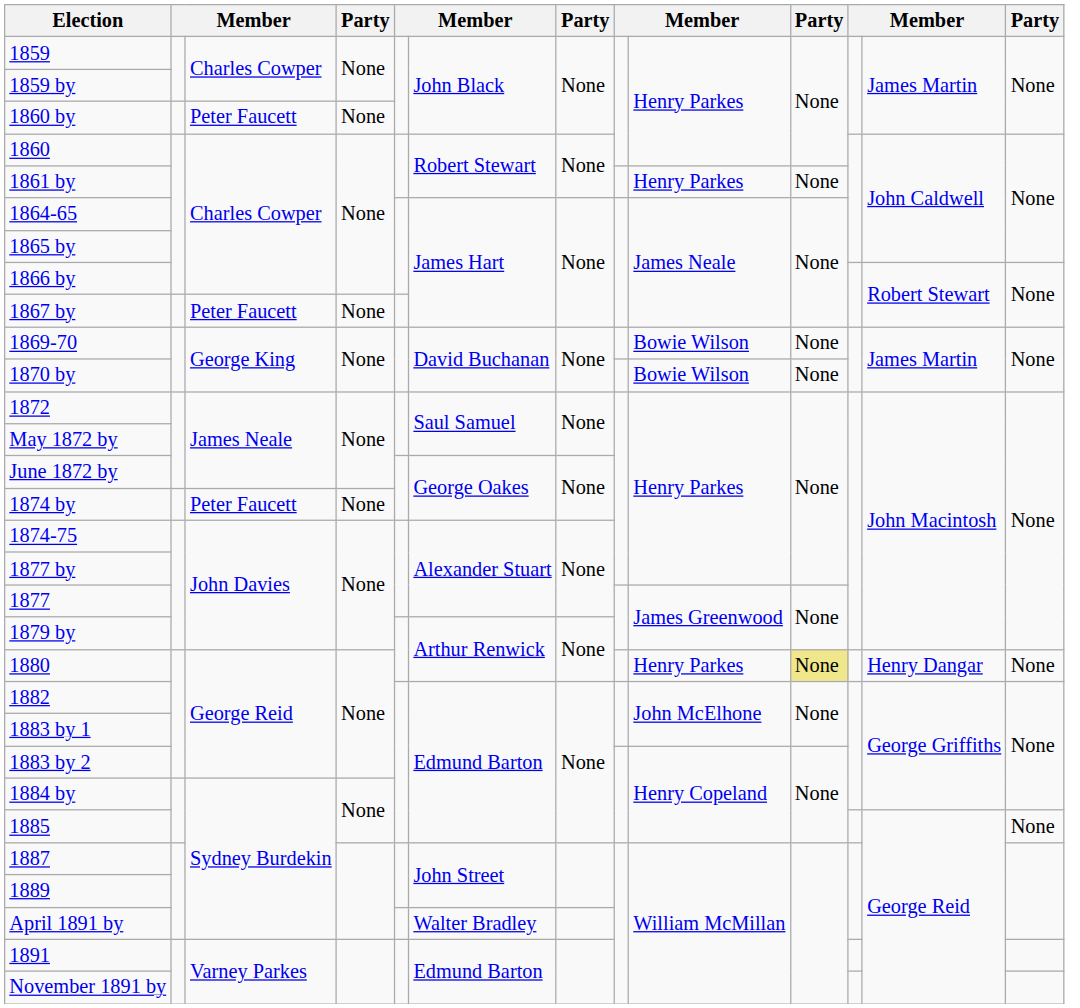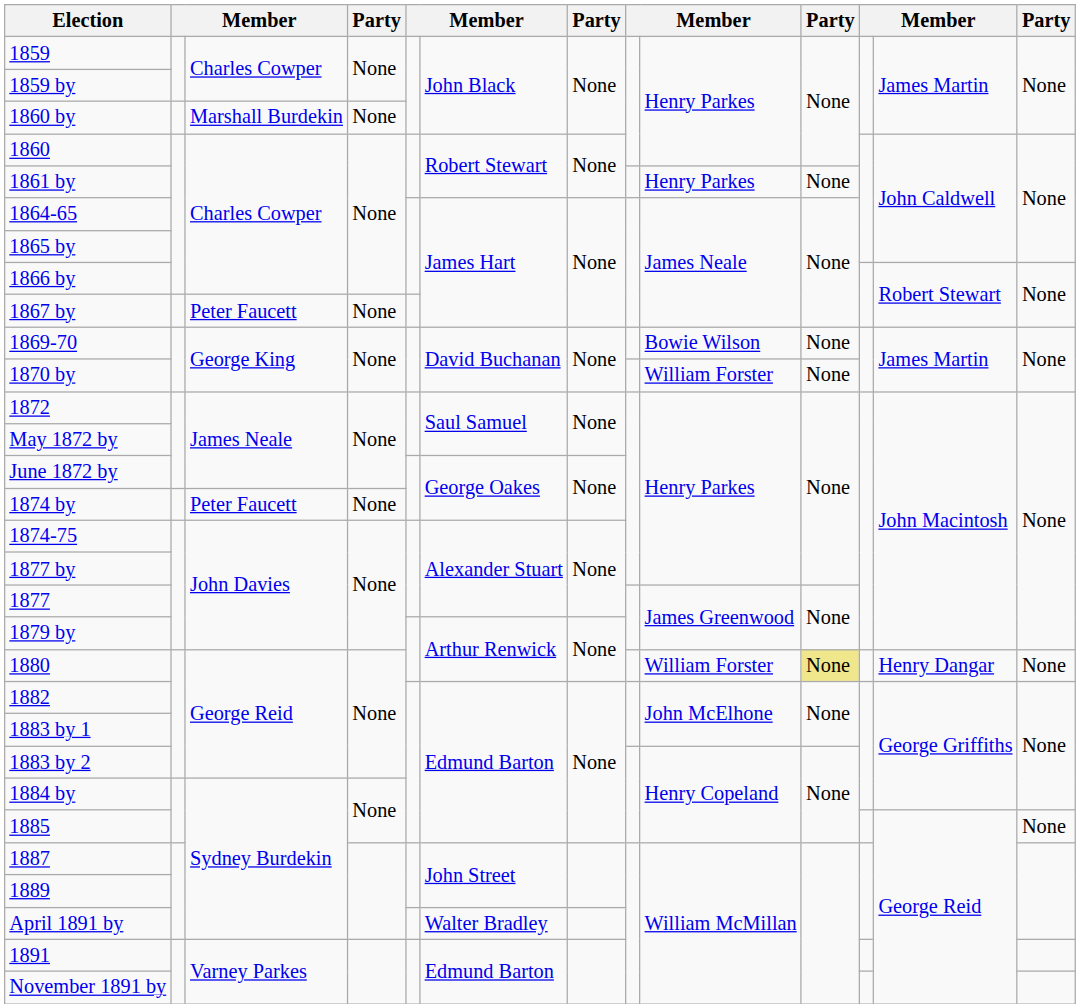(243, 117) Peter Faucett -> (266, 117) Marshall Burdekin
(691, 375) Bowie Wilson -> (709, 375) William Forster
(688, 665) Henry Parkes -> (709, 665) William Forster
